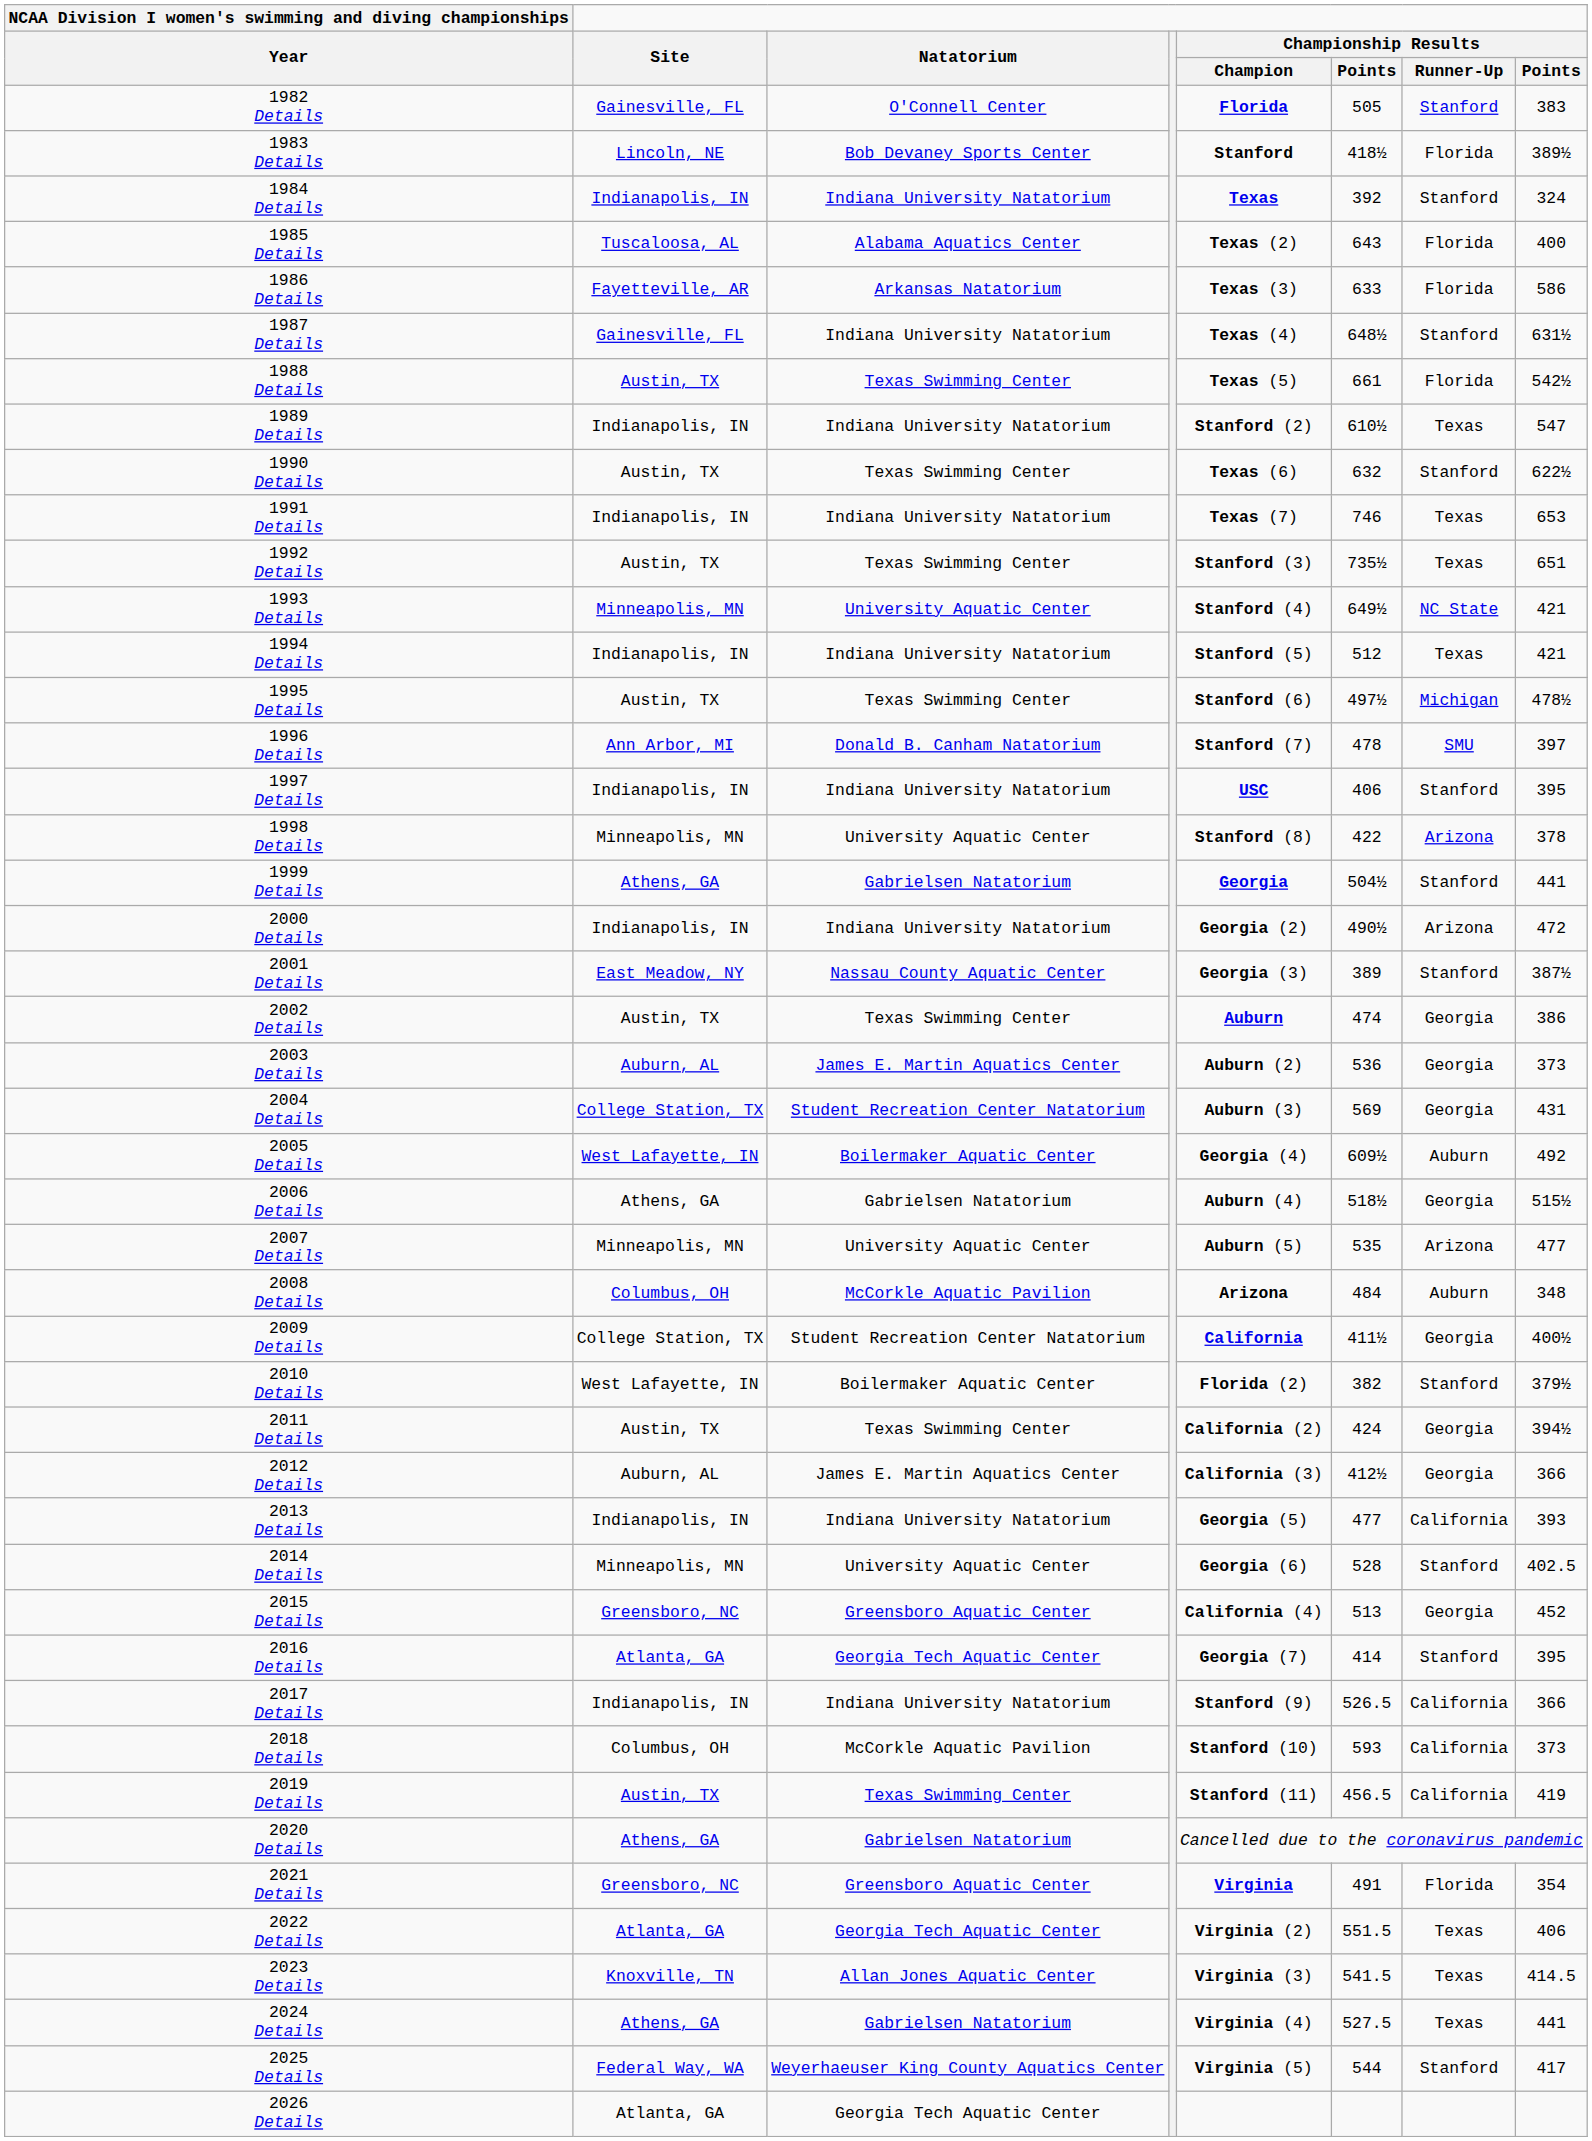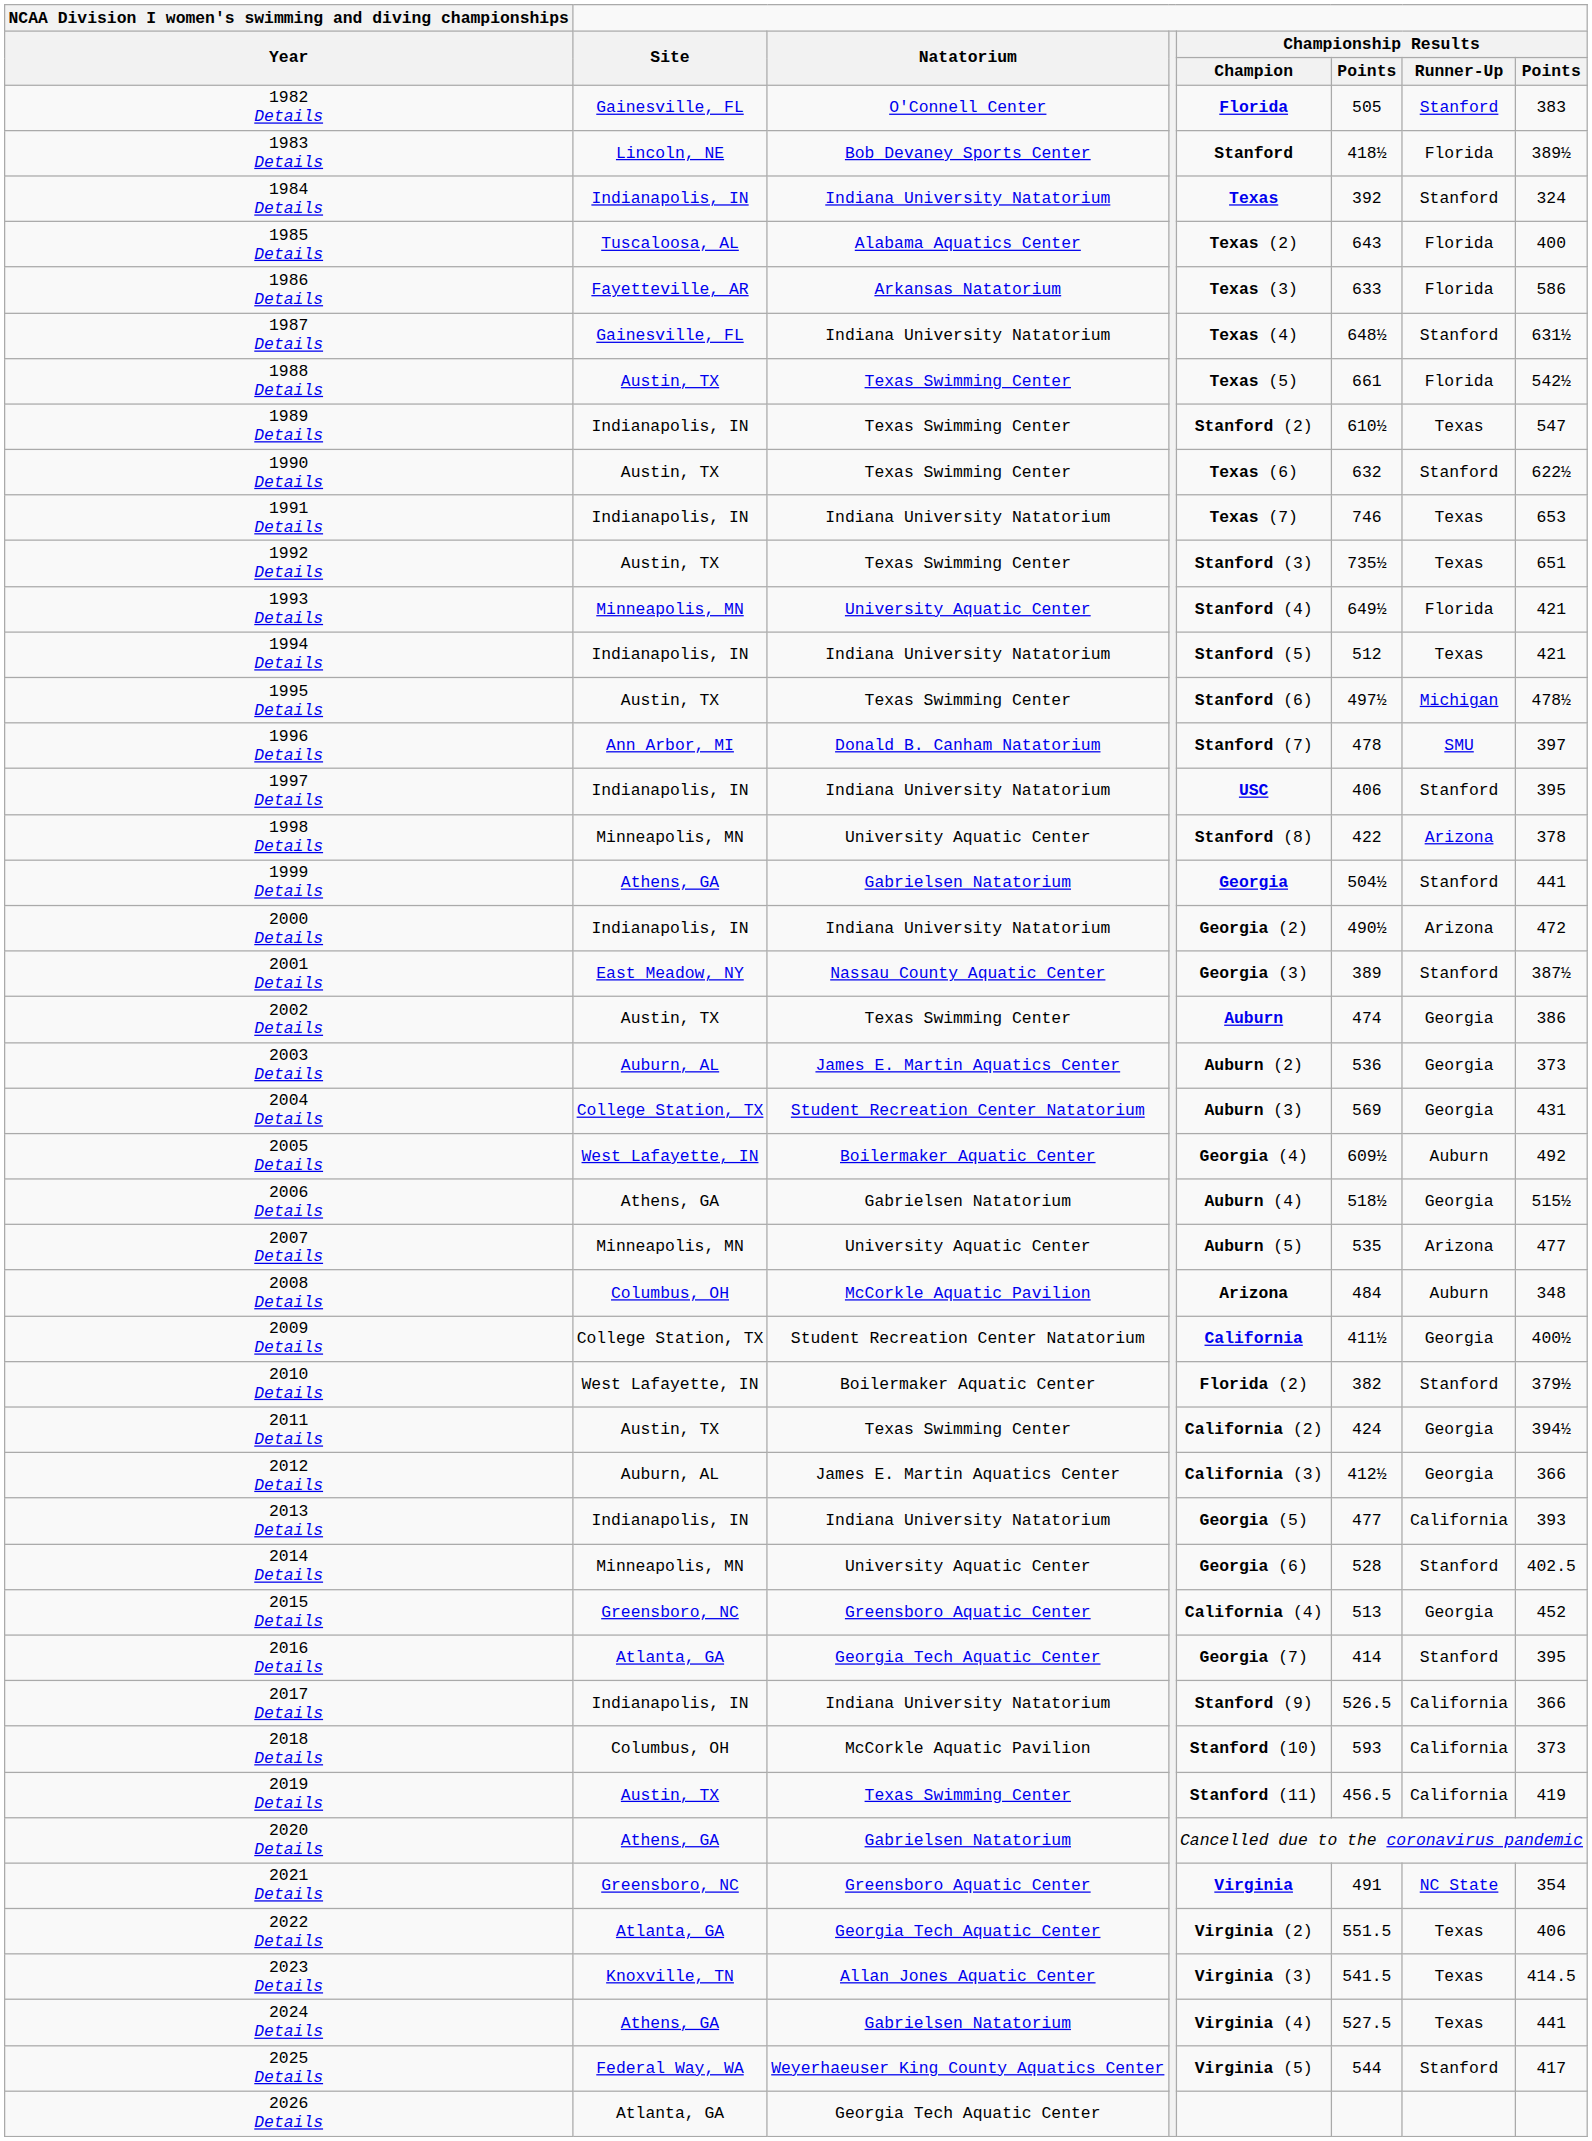(968, 427) Indiana University Natatorium -> (968, 427) Texas Swimming Center
(1459, 609) NC State -> (1459, 609) Florida
(1459, 1886) Florida -> (1459, 1886) NC State
